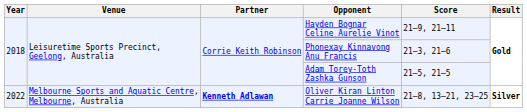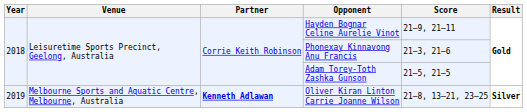(16, 96) 2022 -> (16, 96) 2019
